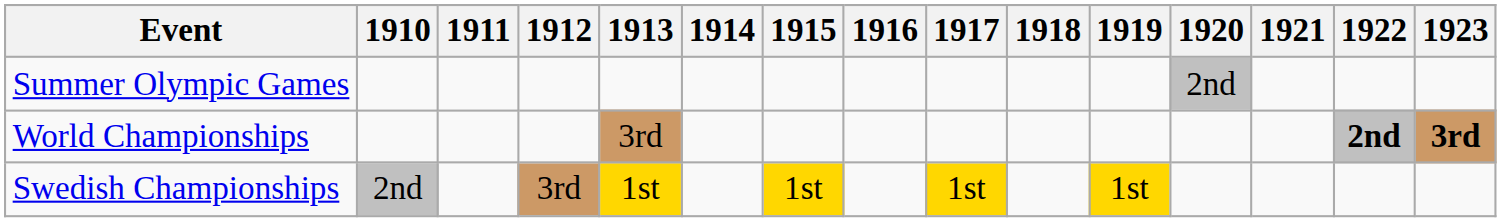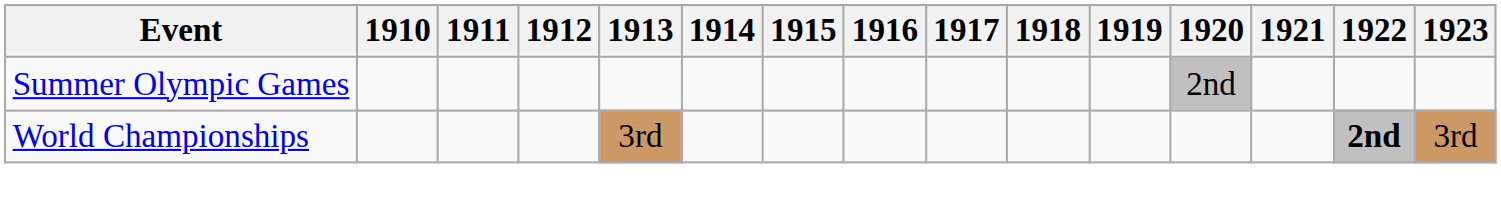(1455, 135) bold -> (1455, 135) normal
- row: (176, 188)
